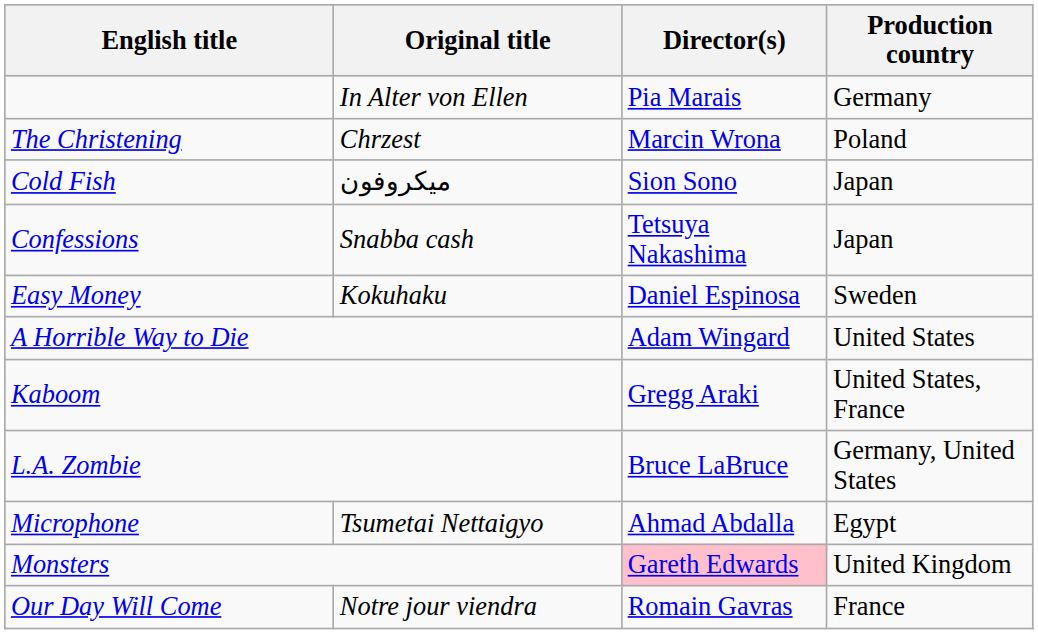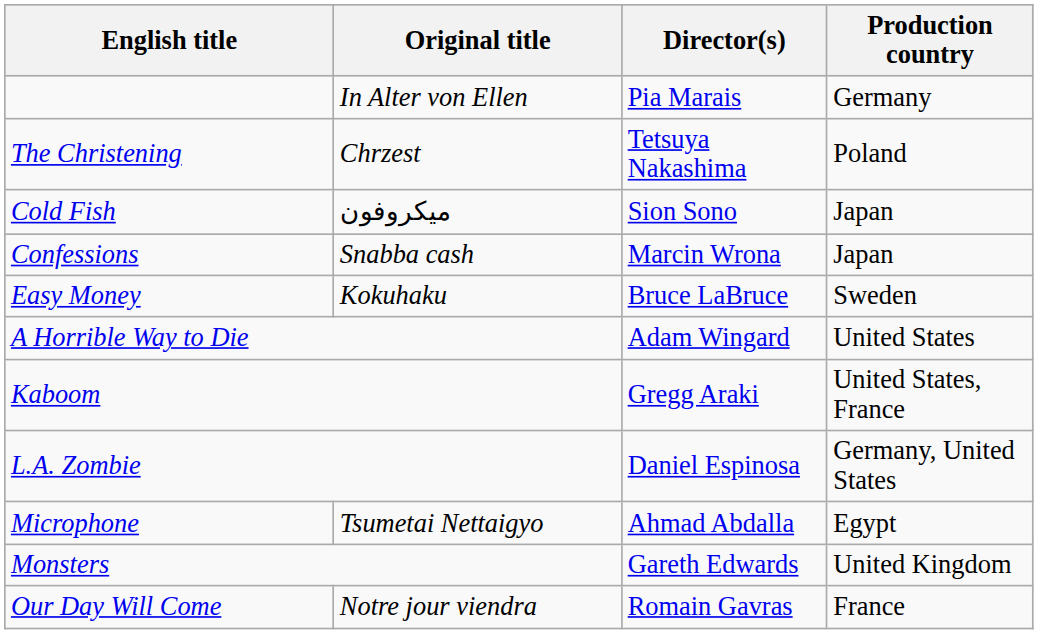(704, 138) Marcin Wrona -> (687, 153) Tetsuya Nakashima
(687, 239) Tetsuya Nakashima -> (704, 253) Marcin Wrona
(714, 295) Daniel Espinosa -> (708, 295) Bruce LaBruce
(708, 465) Bruce LaBruce -> (714, 465) Daniel Espinosa
(713, 564) pink background -> (713, 564) no background
